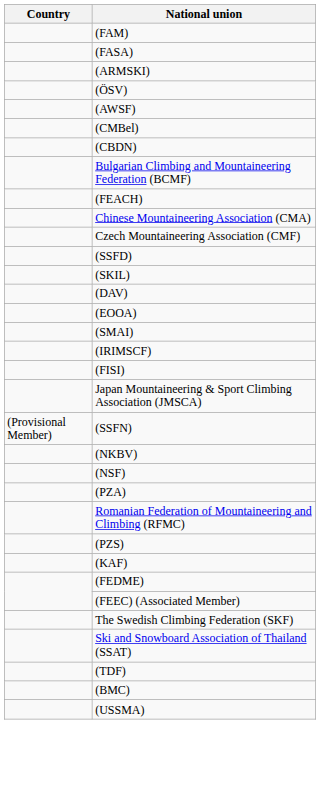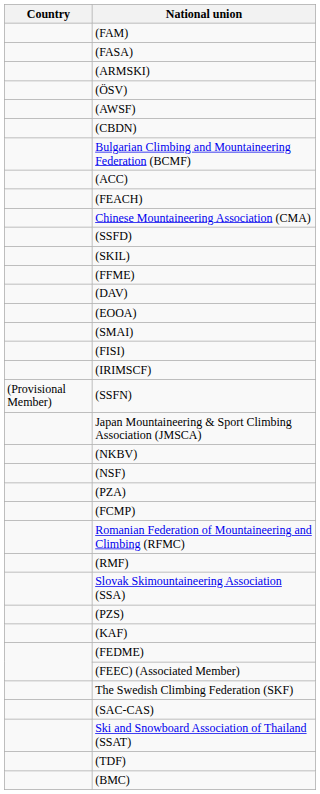- row: (117, 128)
+ row: (112, 179)
- row: (198, 236)
+ row: (115, 274)
rows swapped: (123, 351) <-> (110, 370)
rows swapped: (193, 395) <-> (114, 428)
+ row: (115, 511)
+ row: (112, 562)
+ row: (188, 588)
+ row: (125, 709)
- row: (120, 709)
